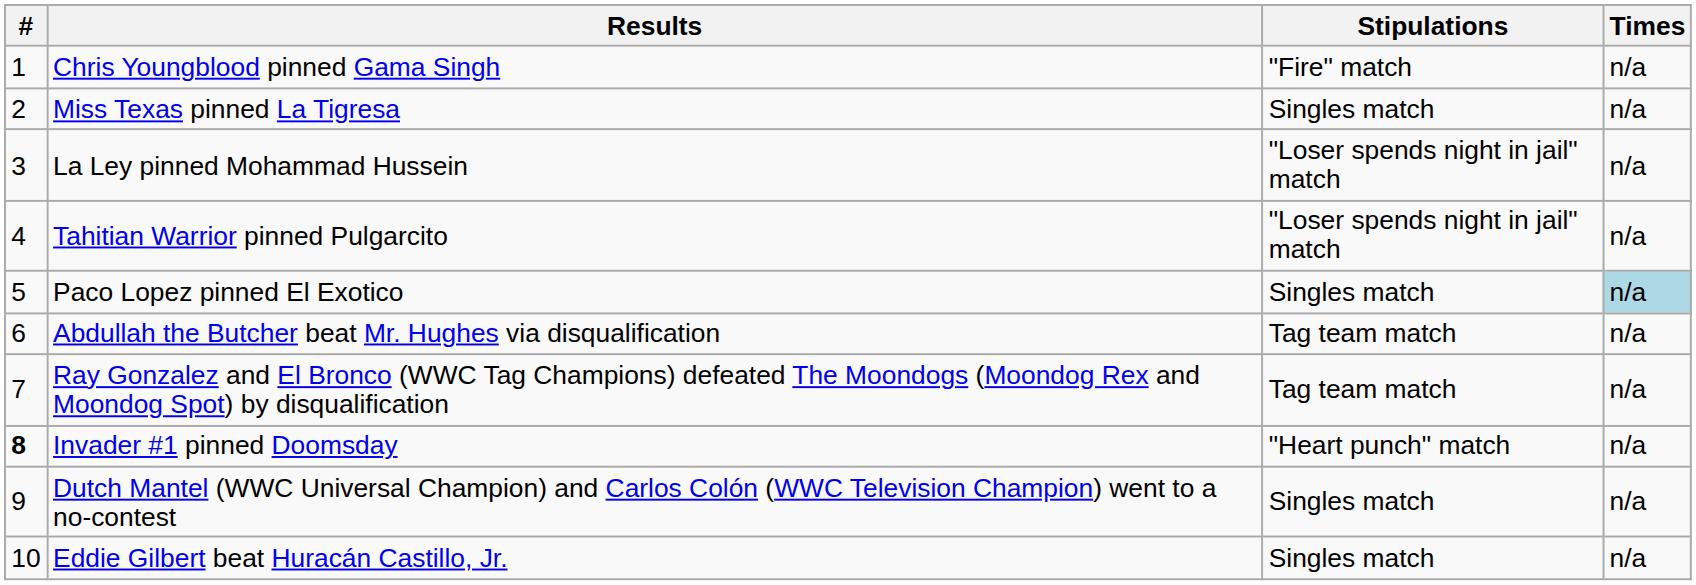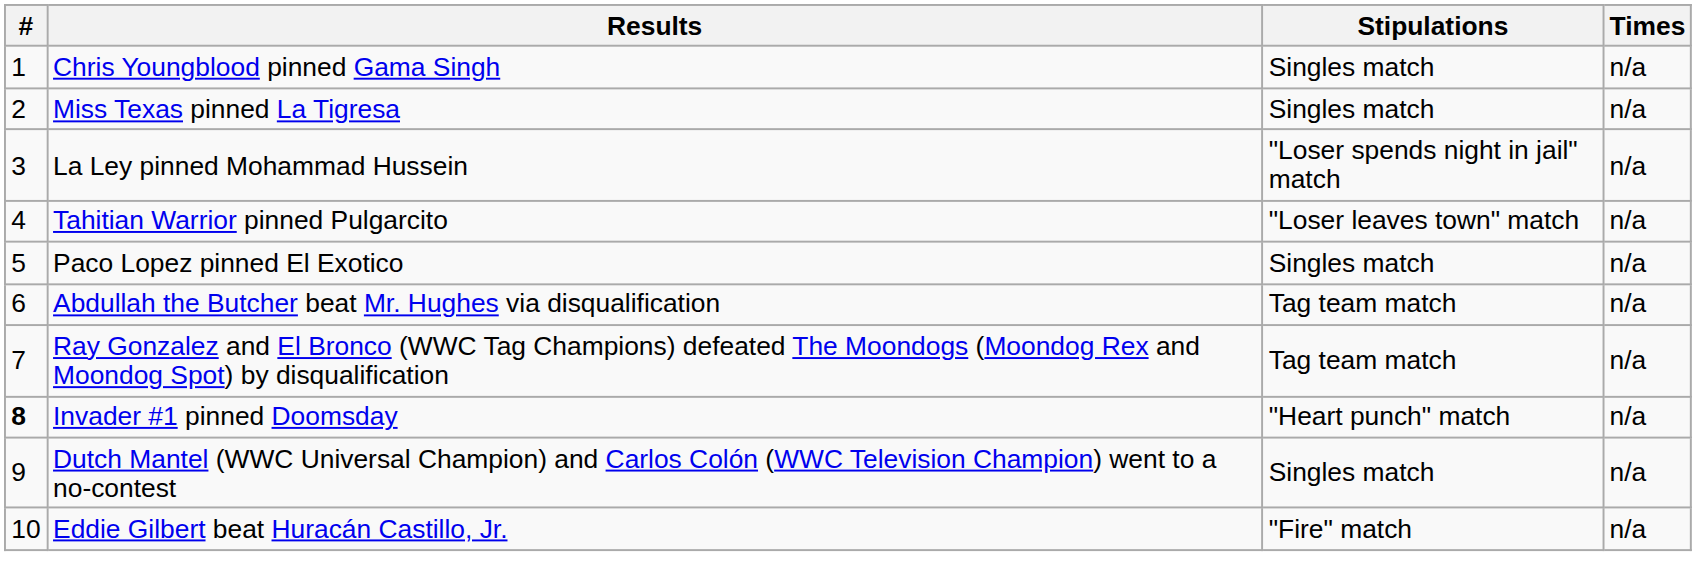(1340, 67) "Fire" match -> (1352, 67) Singles match
(1423, 235) "Loser spends night in jail" match -> (1424, 221) "Loser leaves town" match
(1628, 292) lightblue background -> (1628, 262) no background
(1352, 558) Singles match -> (1340, 529) "Fire" match
